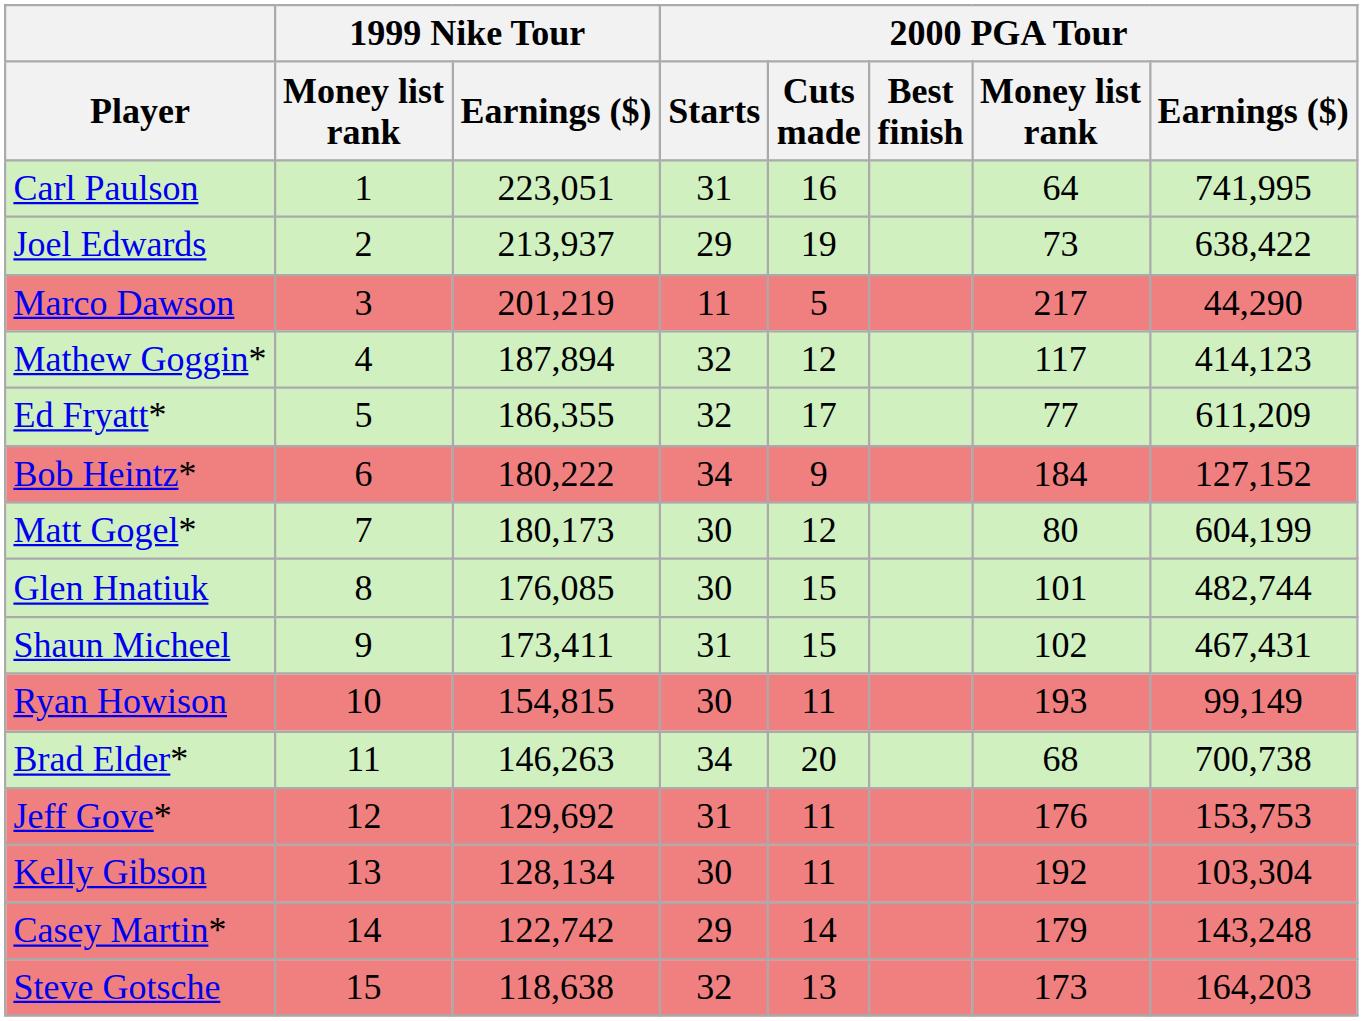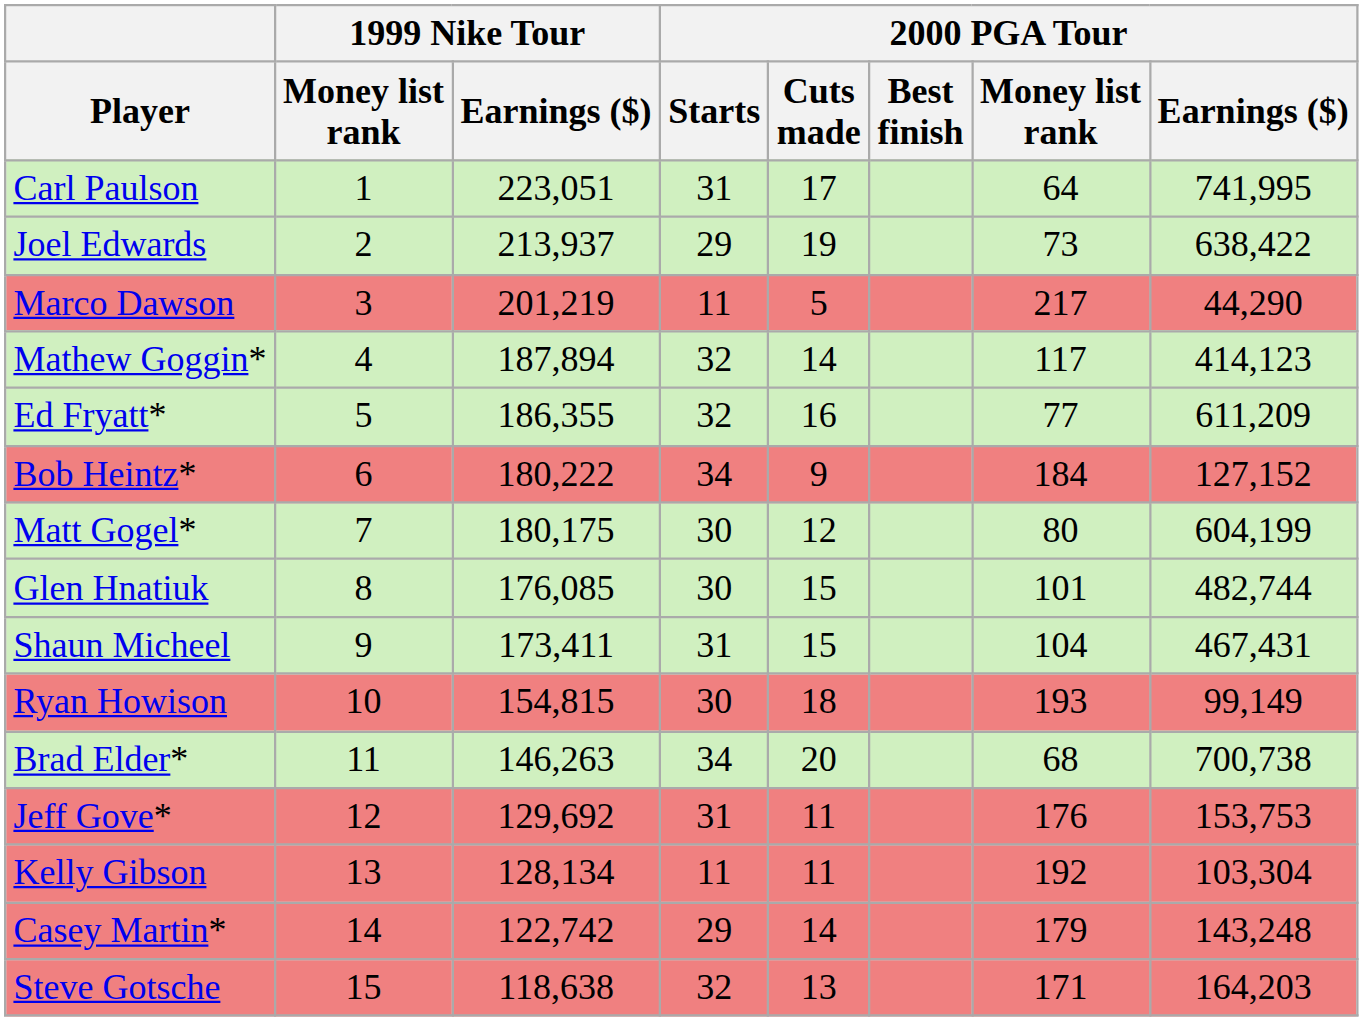(819, 187) 16 -> (819, 187) 17
(819, 359) 12 -> (819, 359) 14
(819, 416) 17 -> (819, 416) 16
(556, 530) 180,173 -> (556, 530) 180,175
(1061, 644) 102 -> (1061, 644) 104
(819, 701) 11 -> (819, 701) 18
(714, 872) 30 -> (714, 872) 11
(1061, 987) 173 -> (1061, 987) 171
